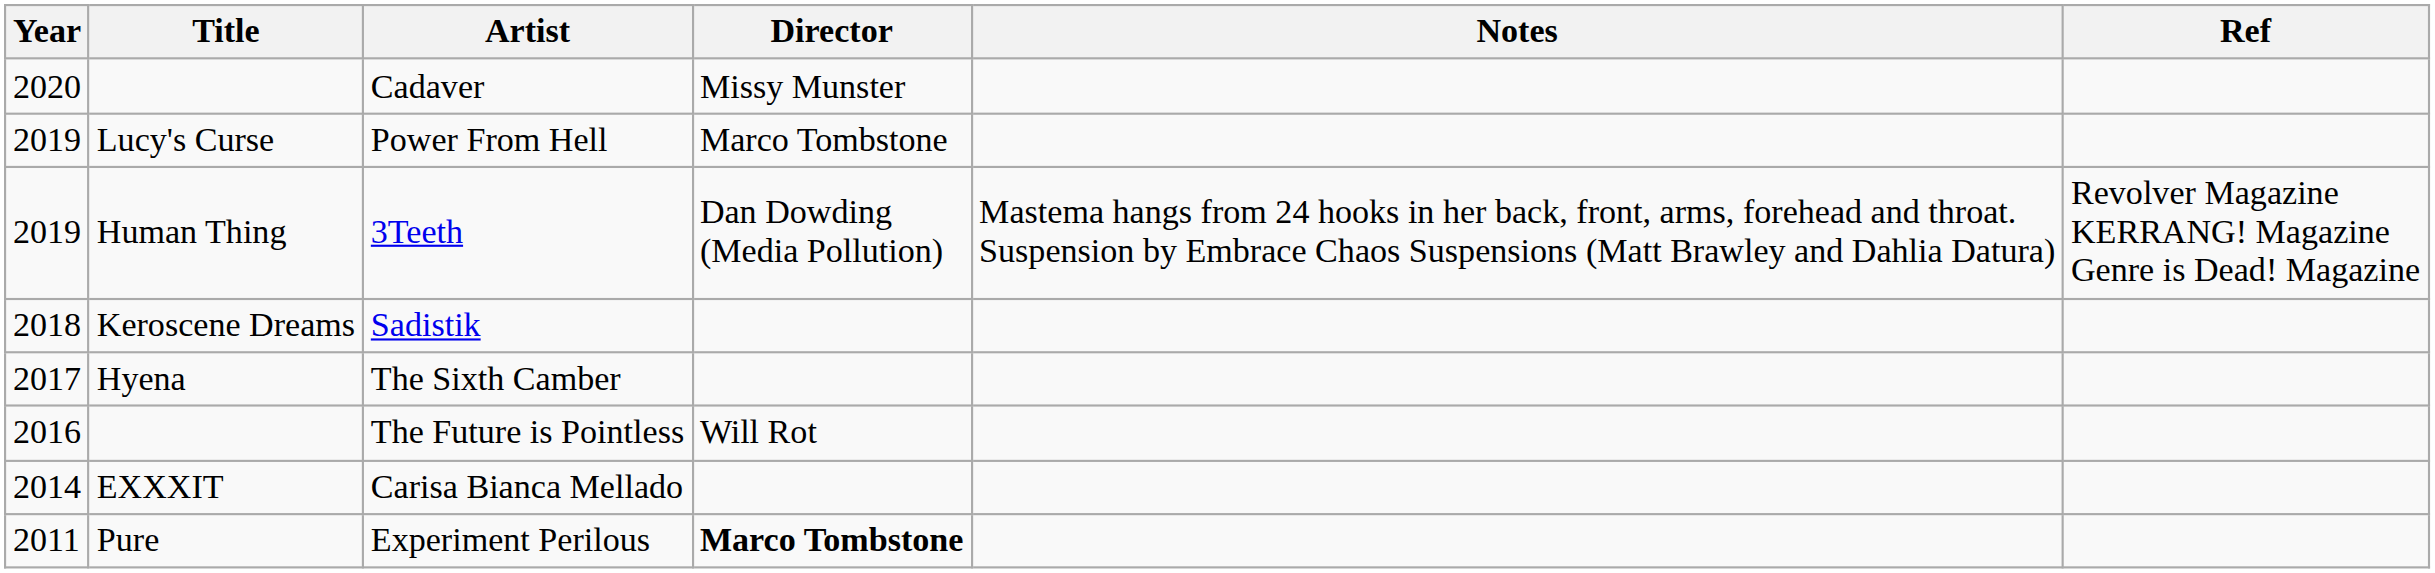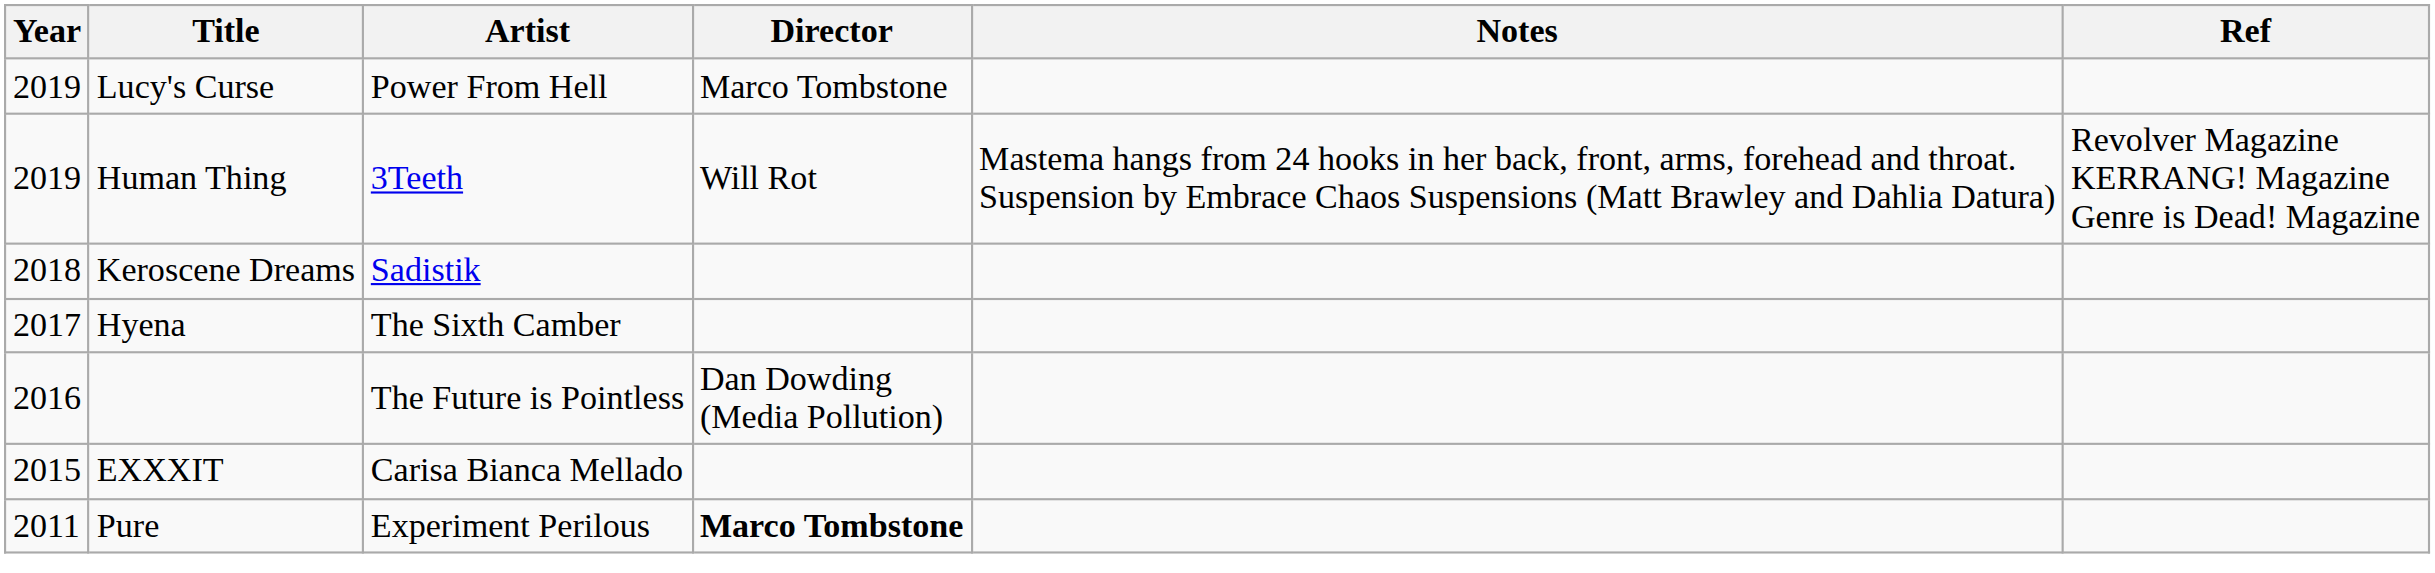- row: (428, 85)
(822, 232) Dan Dowding (Media Pollution) -> (758, 177) Will Rot
(758, 432) Will Rot -> (822, 397) Dan Dowding (Media Pollution)
(47, 486) 2014 -> (47, 470) 2015
